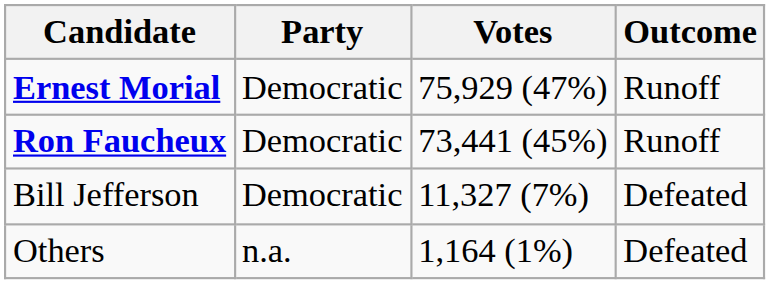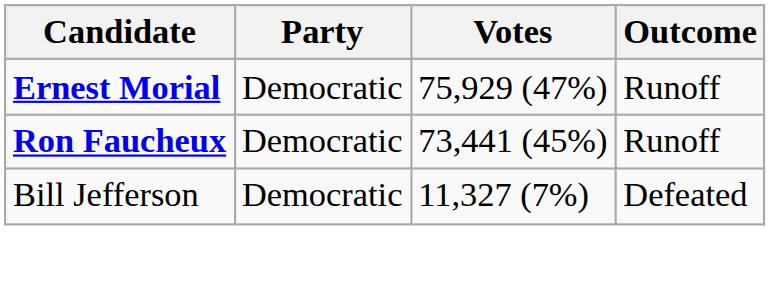- row: (59, 250)
